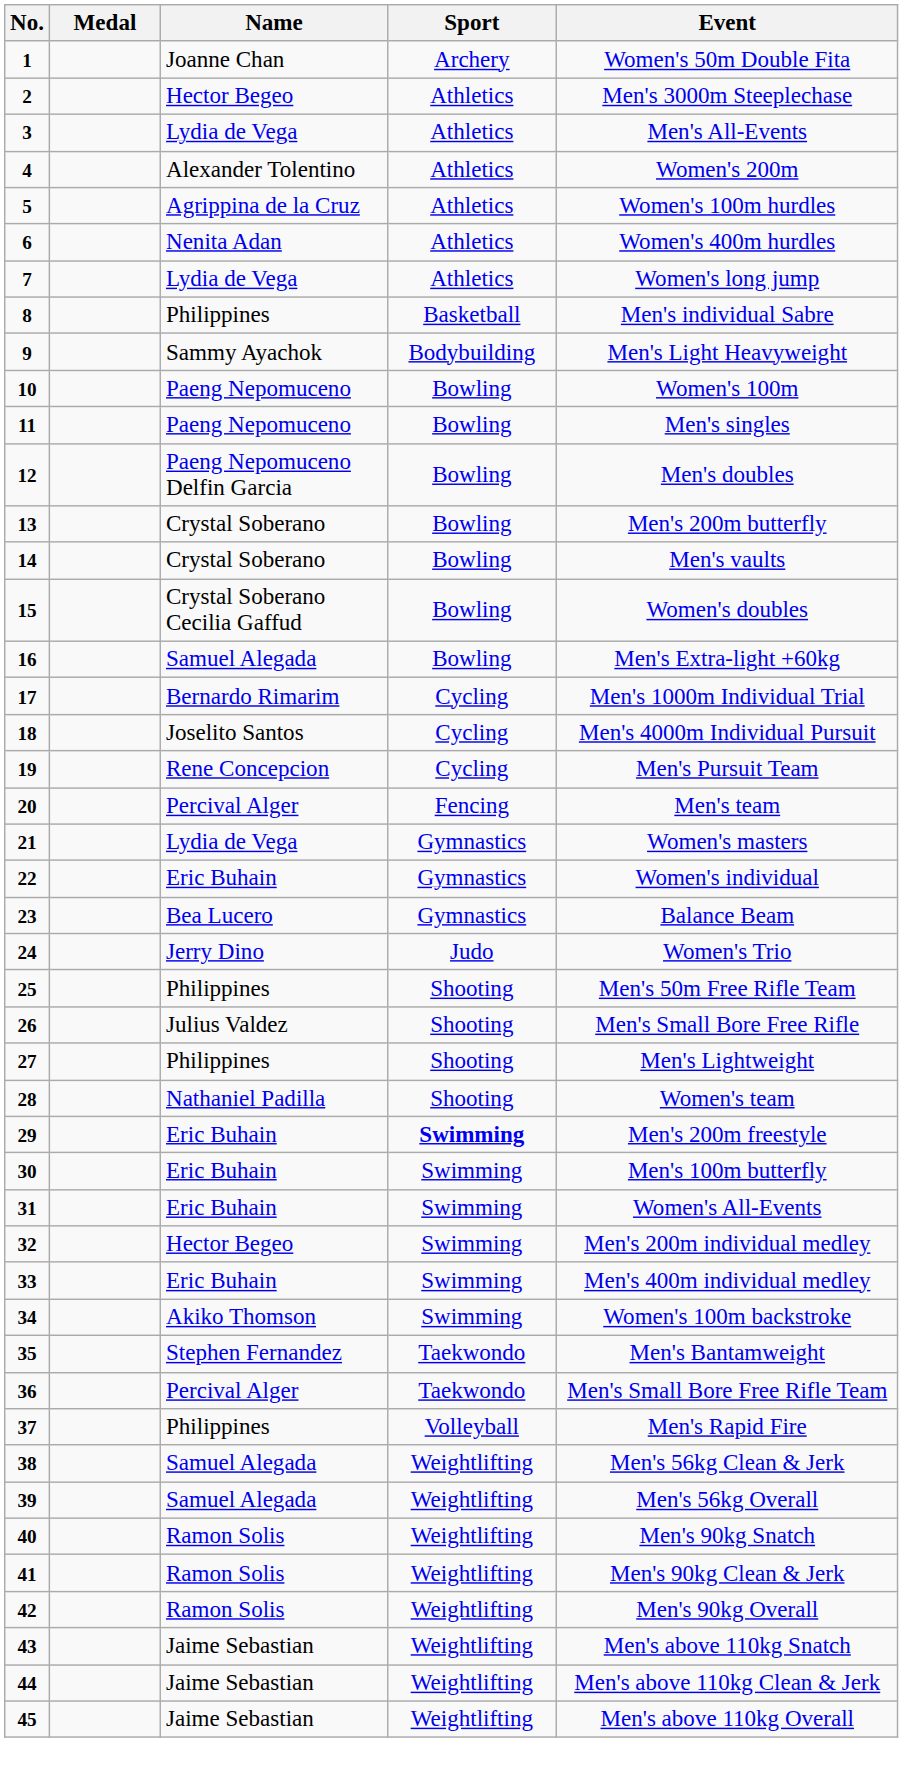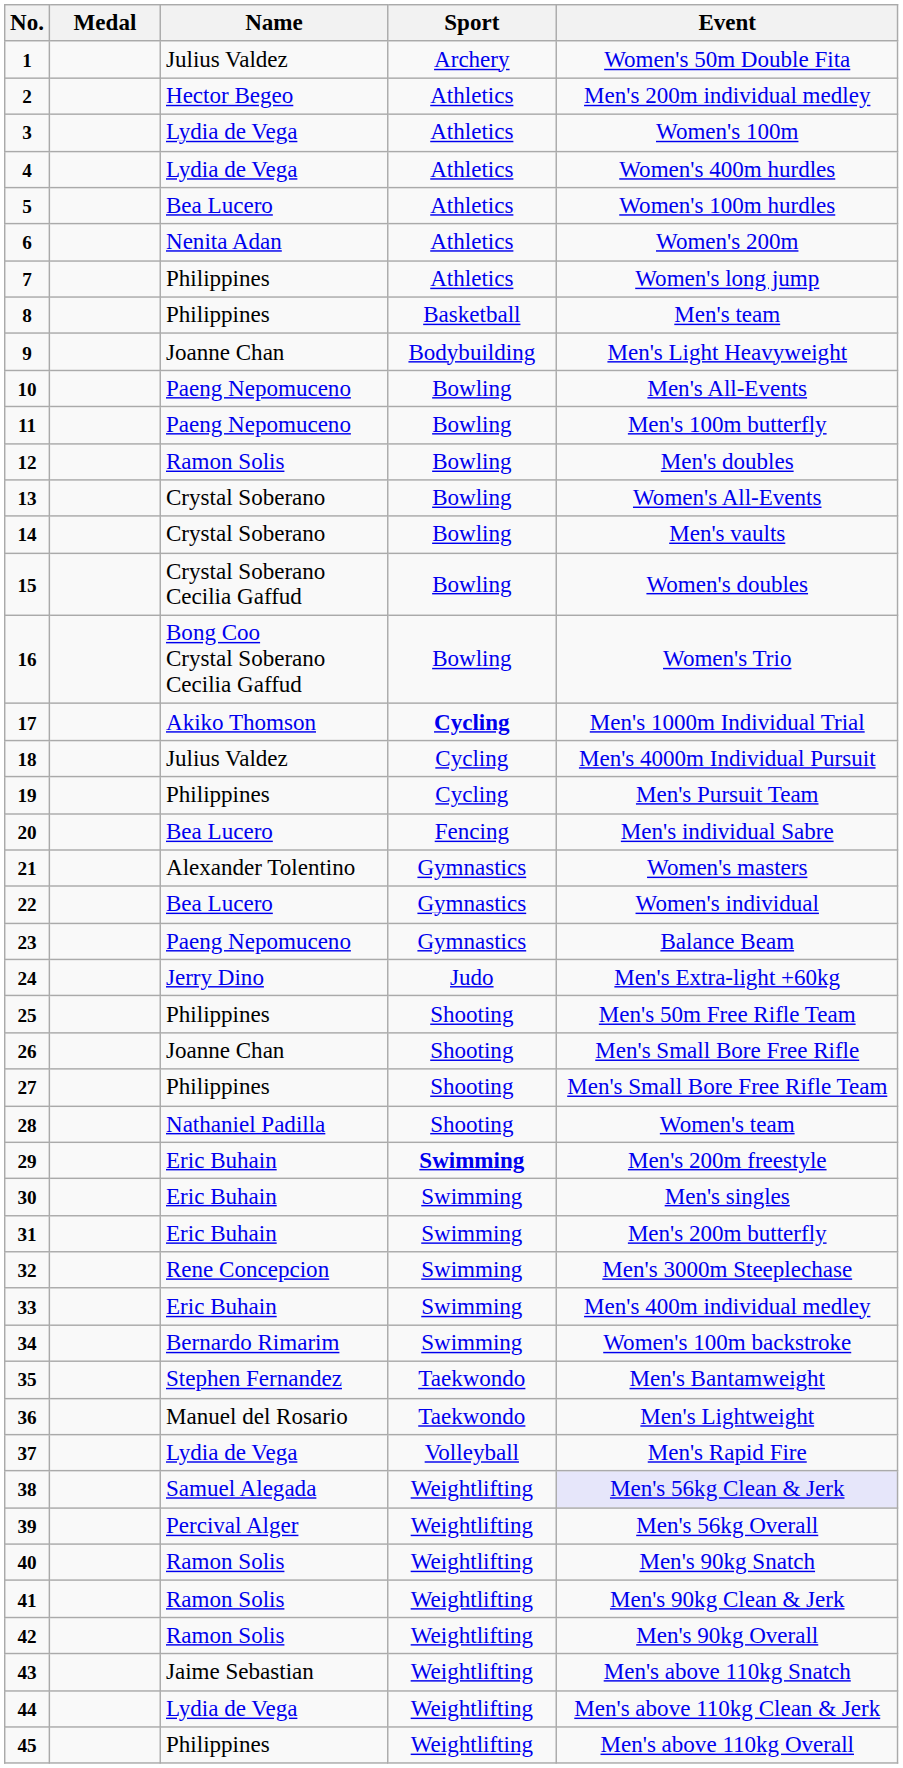(225, 59) Joanne Chan -> (227, 59) Julius Valdez
(727, 95) Men's 3000m Steeplechase -> (727, 95) Men's 200m individual medley
(727, 132) Men's All-Events -> (727, 132) Women's 100m
(261, 168) Alexander Tolentino -> (232, 168) Lydia de Vega
(727, 168) Women's 200m -> (727, 168) Women's 400m hurdles
(263, 205) Agrippina de la Cruz -> (219, 205) Bea Lucero
(727, 242) Women's 400m hurdles -> (727, 242) Women's 200m
(232, 278) Lydia de Vega -> (218, 278) Philippines
(727, 315) Men's individual Sabre -> (727, 315) Men's team
(244, 351) Sammy Ayachok -> (225, 351) Joanne Chan
(727, 388) Women's 100m -> (727, 388) Men's All-Events
(727, 424) Men's singles -> (727, 424) Men's 100m butterfly
(258, 474) Paeng Nepomuceno Delfin Garcia -> (225, 461) Ramon Solis
(727, 523) Men's 200m butterfly -> (727, 497) Women's All-Events
(241, 659) Samuel Alegada -> (246, 659) Bong Coo Crystal Soberano Cecilia Gaffud
(727, 659) Men's Extra-light +60kg -> (727, 659) Women's Trio
(253, 695) Bernardo Rimarim -> (241, 721) Akiko Thomson
(472, 695) normal -> (472, 721) bold
(235, 732) Joselito Santos -> (227, 758) Julius Valdez
(248, 768) Rene Concepcion -> (218, 794) Philippines
(232, 805) Percival Alger -> (219, 831) Bea Lucero
(727, 805) Men's team -> (727, 831) Men's individual Sabre
(232, 841) Lydia de Vega -> (261, 867) Alexander Tolentino
(221, 878) Eric Buhain -> (219, 904) Bea Lucero
(219, 915) Bea Lucero -> (258, 940) Paeng Nepomuceno
(727, 951) Women's Trio -> (727, 977) Men's Extra-light +60kg
(227, 1024) Julius Valdez -> (225, 1050) Joanne Chan
(727, 1061) Men's Lightweight -> (727, 1087) Men's Small Bore Free Rifle Team
(727, 1170) Men's 100m butterfly -> (727, 1196) Men's singles
(727, 1207) Women's All-Events -> (727, 1233) Men's 200m butterfly
(230, 1243) Hector Begeo -> (248, 1269) Rene Concepcion
(727, 1243) Men's 200m individual medley -> (727, 1269) Men's 3000m Steeplechase
(241, 1316) Akiko Thomson -> (253, 1342) Bernardo Rimarim
(232, 1390) Percival Alger -> (257, 1415) Manuel del Rosario
(727, 1390) Men's Small Bore Free Rifle Team -> (727, 1415) Men's Lightweight
(218, 1426) Philippines -> (232, 1452) Lydia de Vega
(727, 1463) no background -> (727, 1489) lavender background
(241, 1499) Samuel Alegada -> (232, 1525) Percival Alger
(240, 1682) Jaime Sebastian -> (232, 1708) Lydia de Vega
(240, 1718) Jaime Sebastian -> (218, 1744) Philippines
